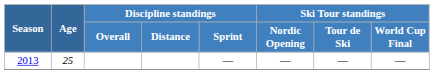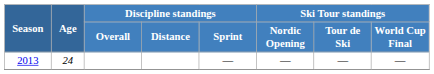(68, 61) 25 -> (68, 61) 24
